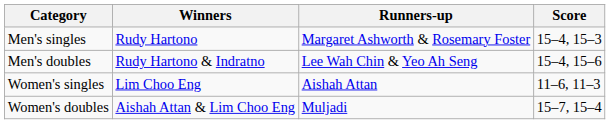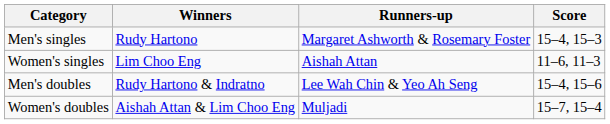rows swapped: (56, 84) <-> (49, 61)
